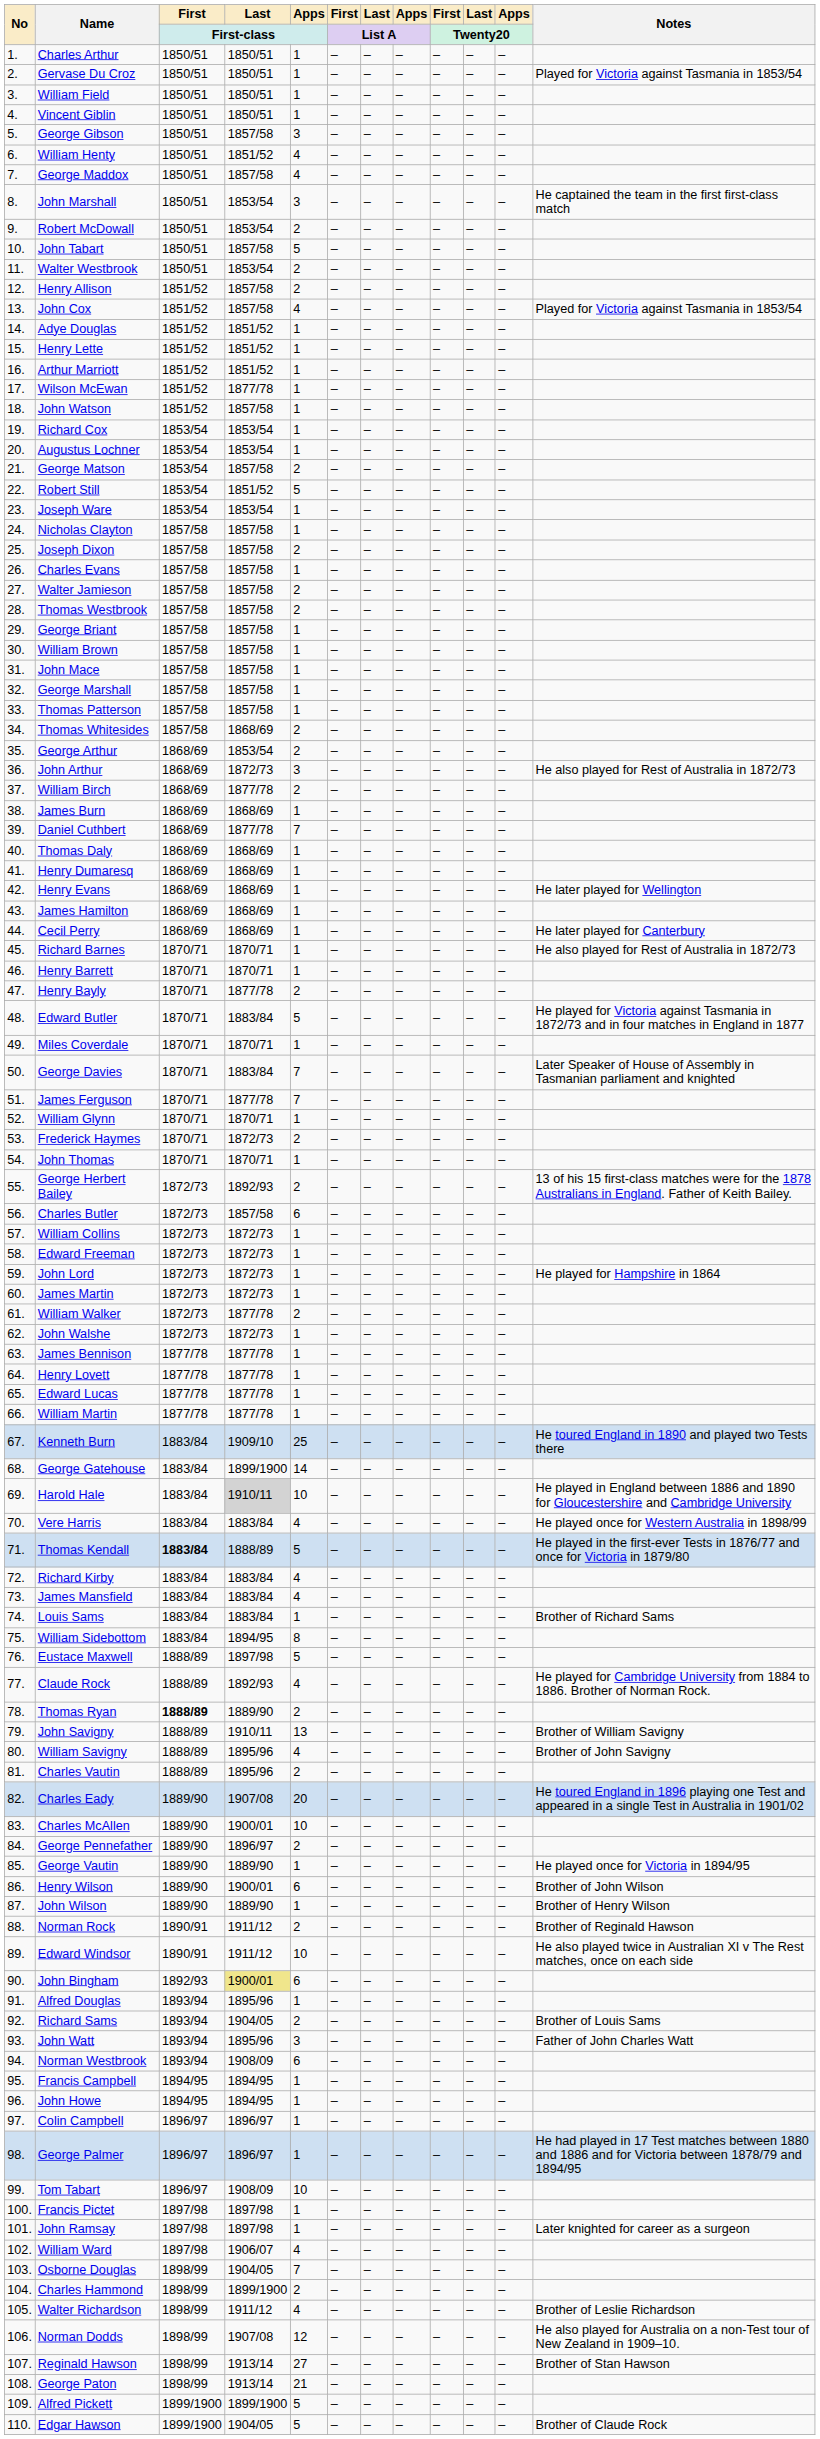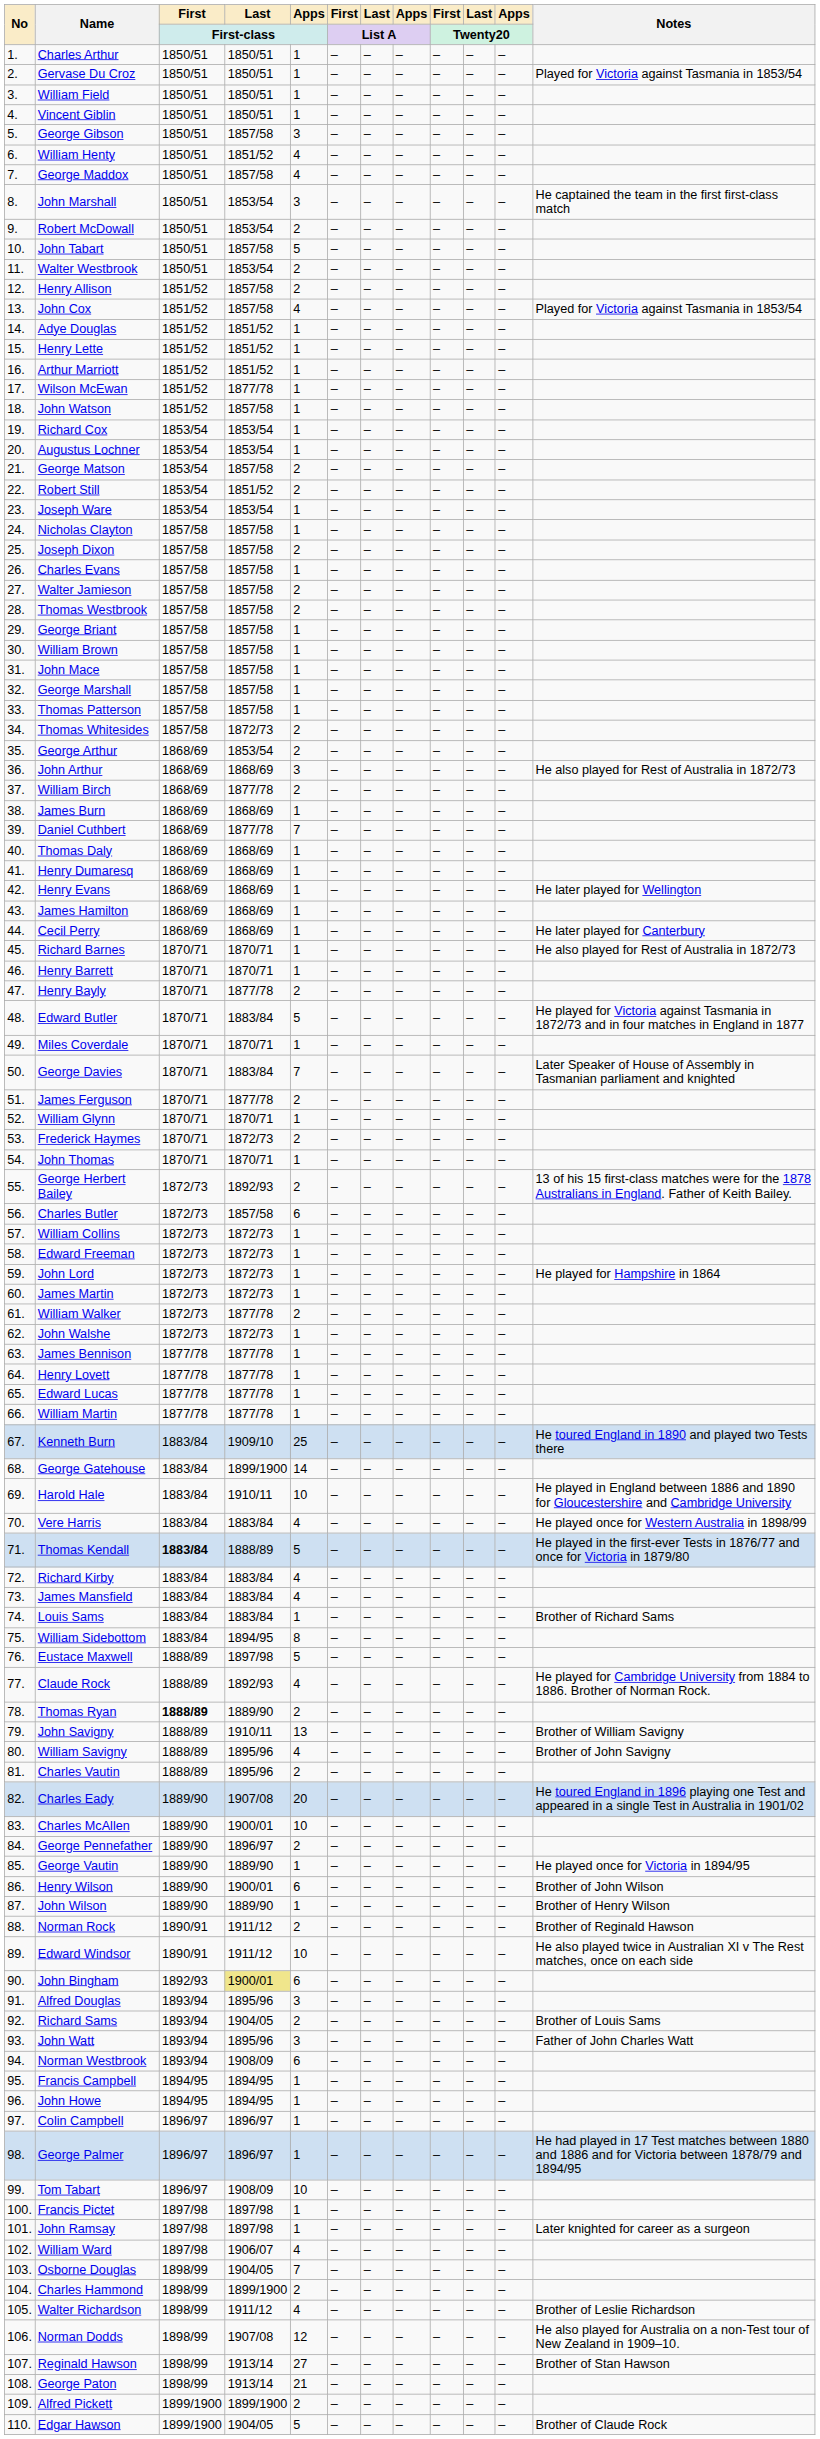(297, 489) 5 -> (297, 489) 2
(250, 730) 1868/69 -> (250, 730) 1872/73
(250, 770) 1872/73 -> (250, 770) 1868/69
(297, 1099) 7 -> (297, 1099) 2
(250, 1495) lightgrey background -> (250, 1495) no background
(297, 2000) 1 -> (297, 2000) 3
(297, 2404) 5 -> (297, 2404) 2
